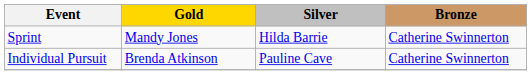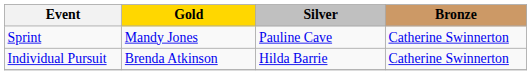(293, 37) Hilda Barrie -> (296, 37) Pauline Cave
(296, 59) Pauline Cave -> (293, 59) Hilda Barrie
